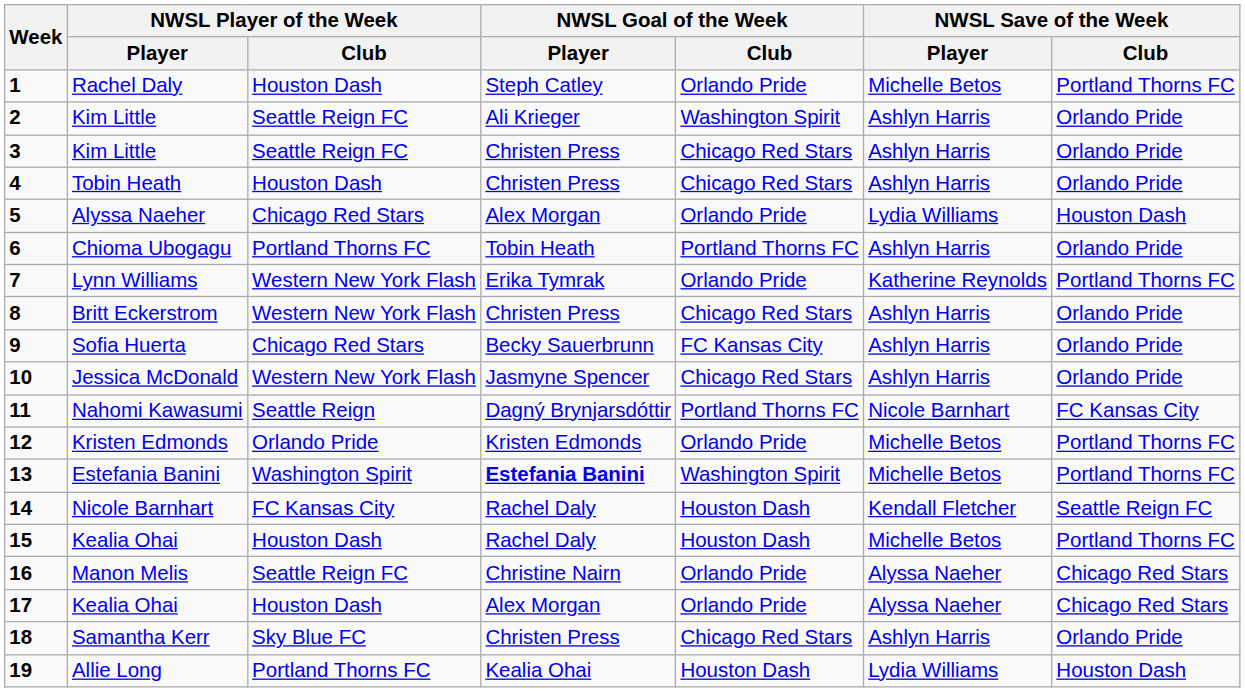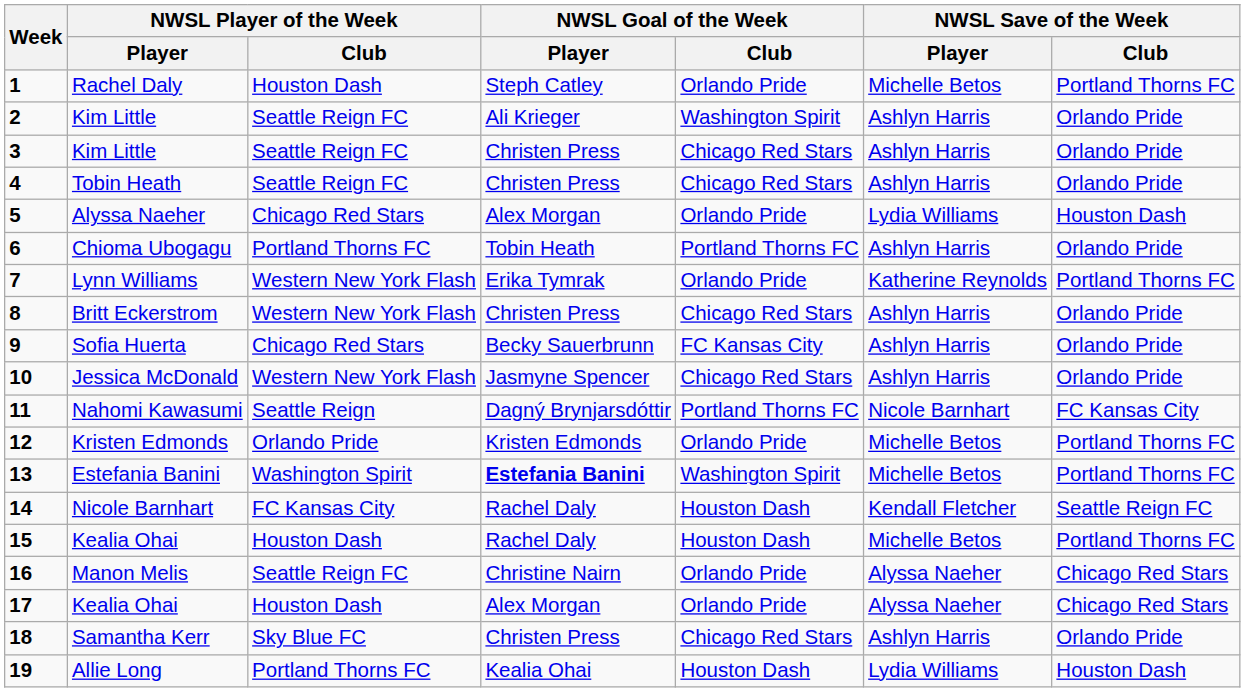(317, 183) Houston Dash -> (330, 183) Seattle Reign FC
